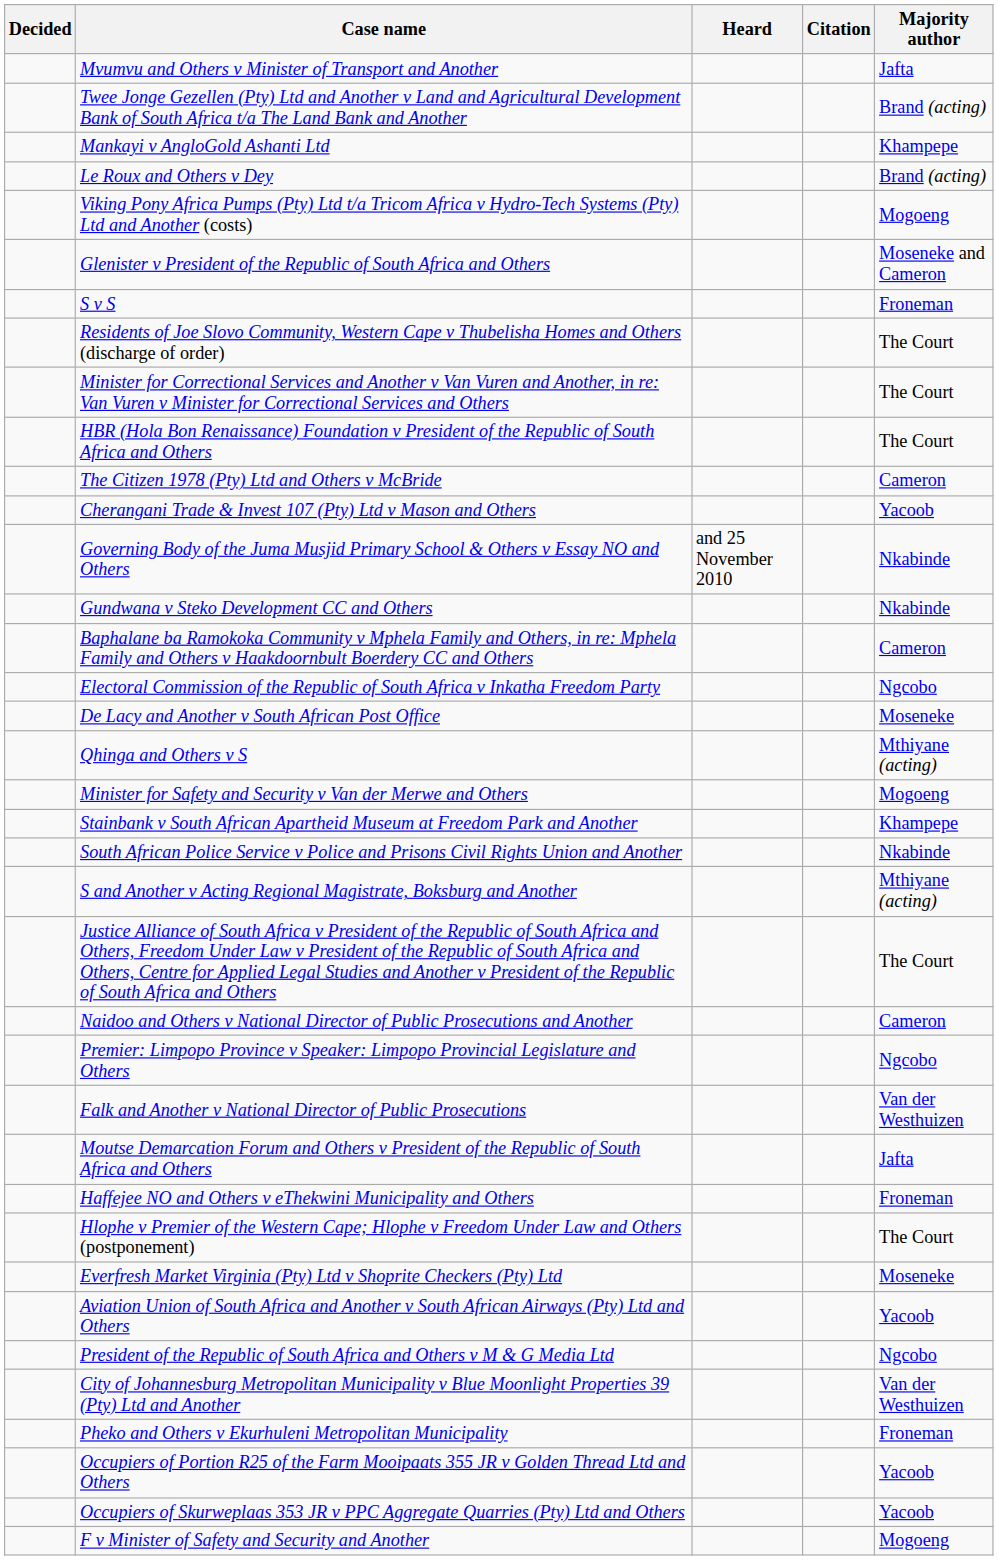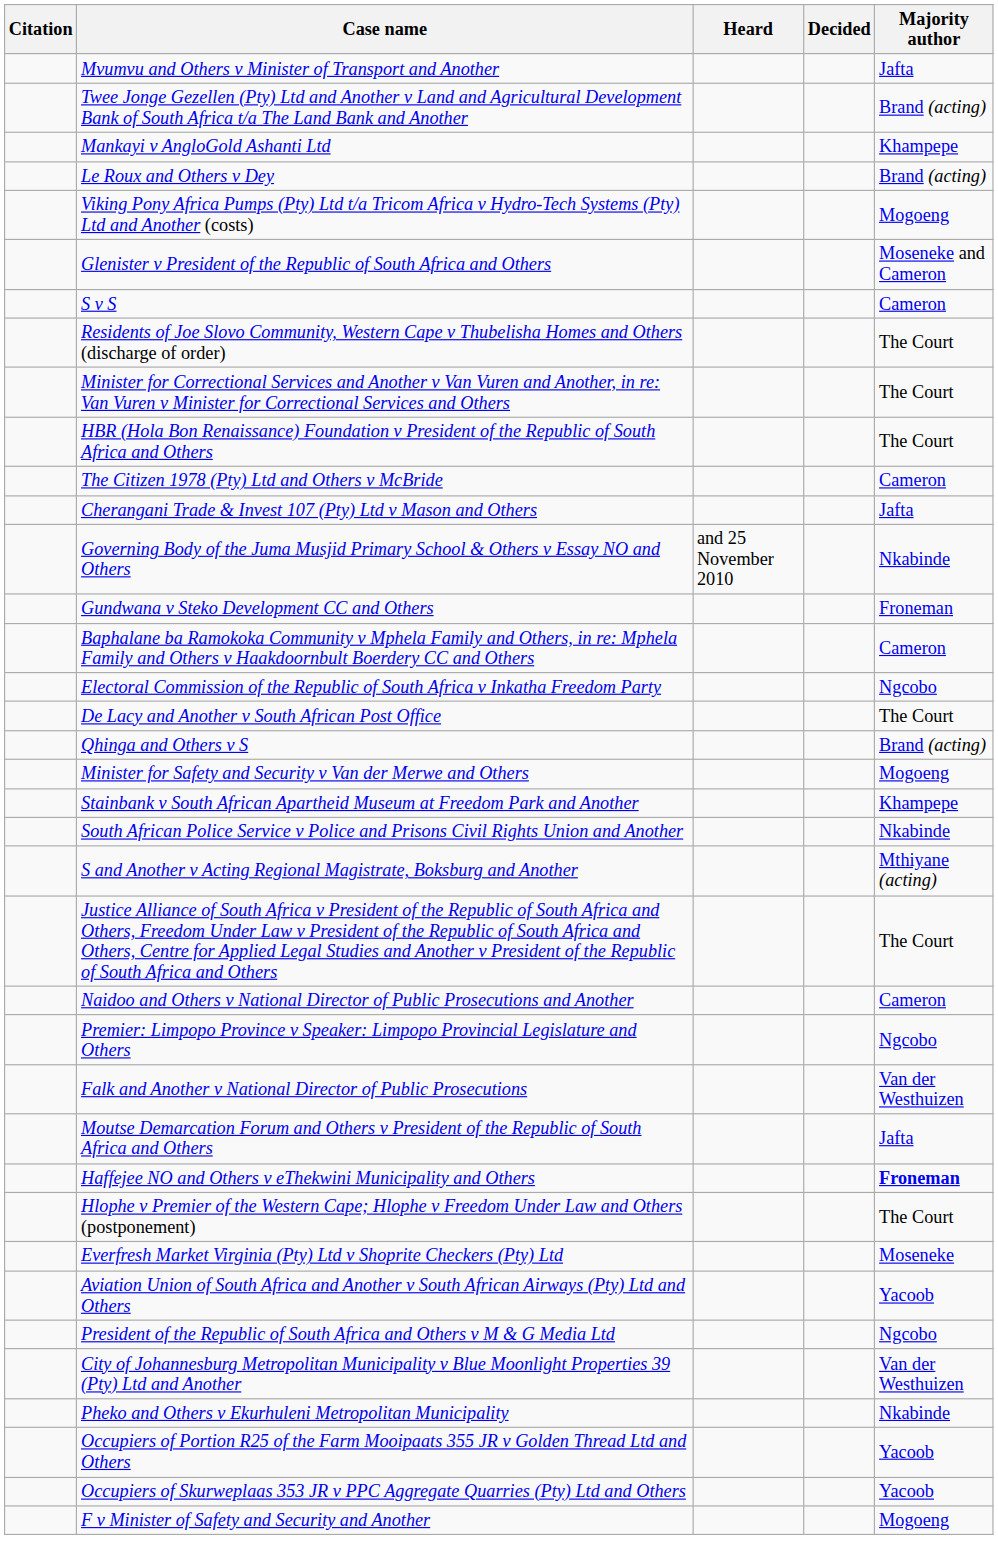columns swapped: (839, 29) <-> (40, 29)
(916, 303) Froneman -> (913, 303) Cameron
(907, 509) Yacoob -> (896, 509) Jafta
(915, 608) Nkabinde -> (916, 608) Froneman
(917, 715) Moseneke -> (916, 715) The Court
(914, 755) Mthiyane (acting) -> (933, 744) Brand (acting)
(916, 1198) normal -> (919, 1177) bold
(916, 1433) Froneman -> (915, 1412) Nkabinde
